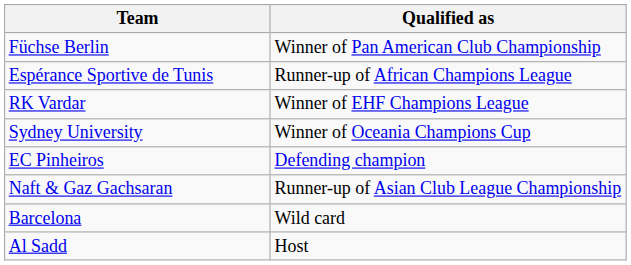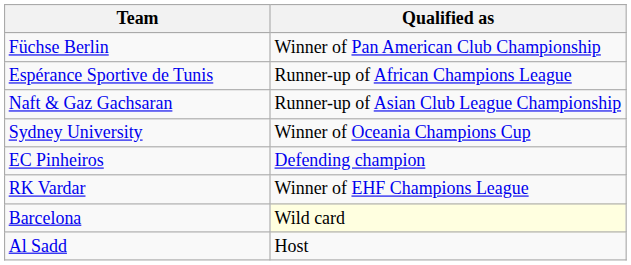rows swapped: (91, 189) <-> (47, 103)
(310, 217) no background -> (310, 217) lightyellow background
